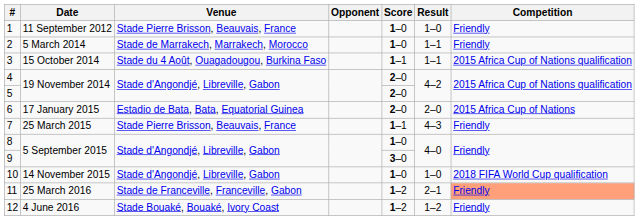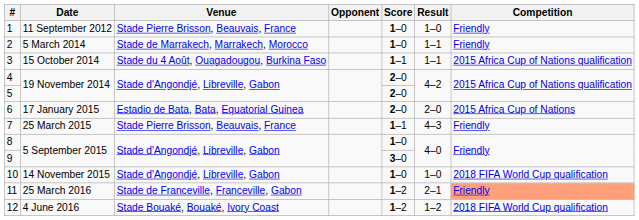(471, 207) Friendly -> (531, 207) 2018 FIFA World Cup qualification
